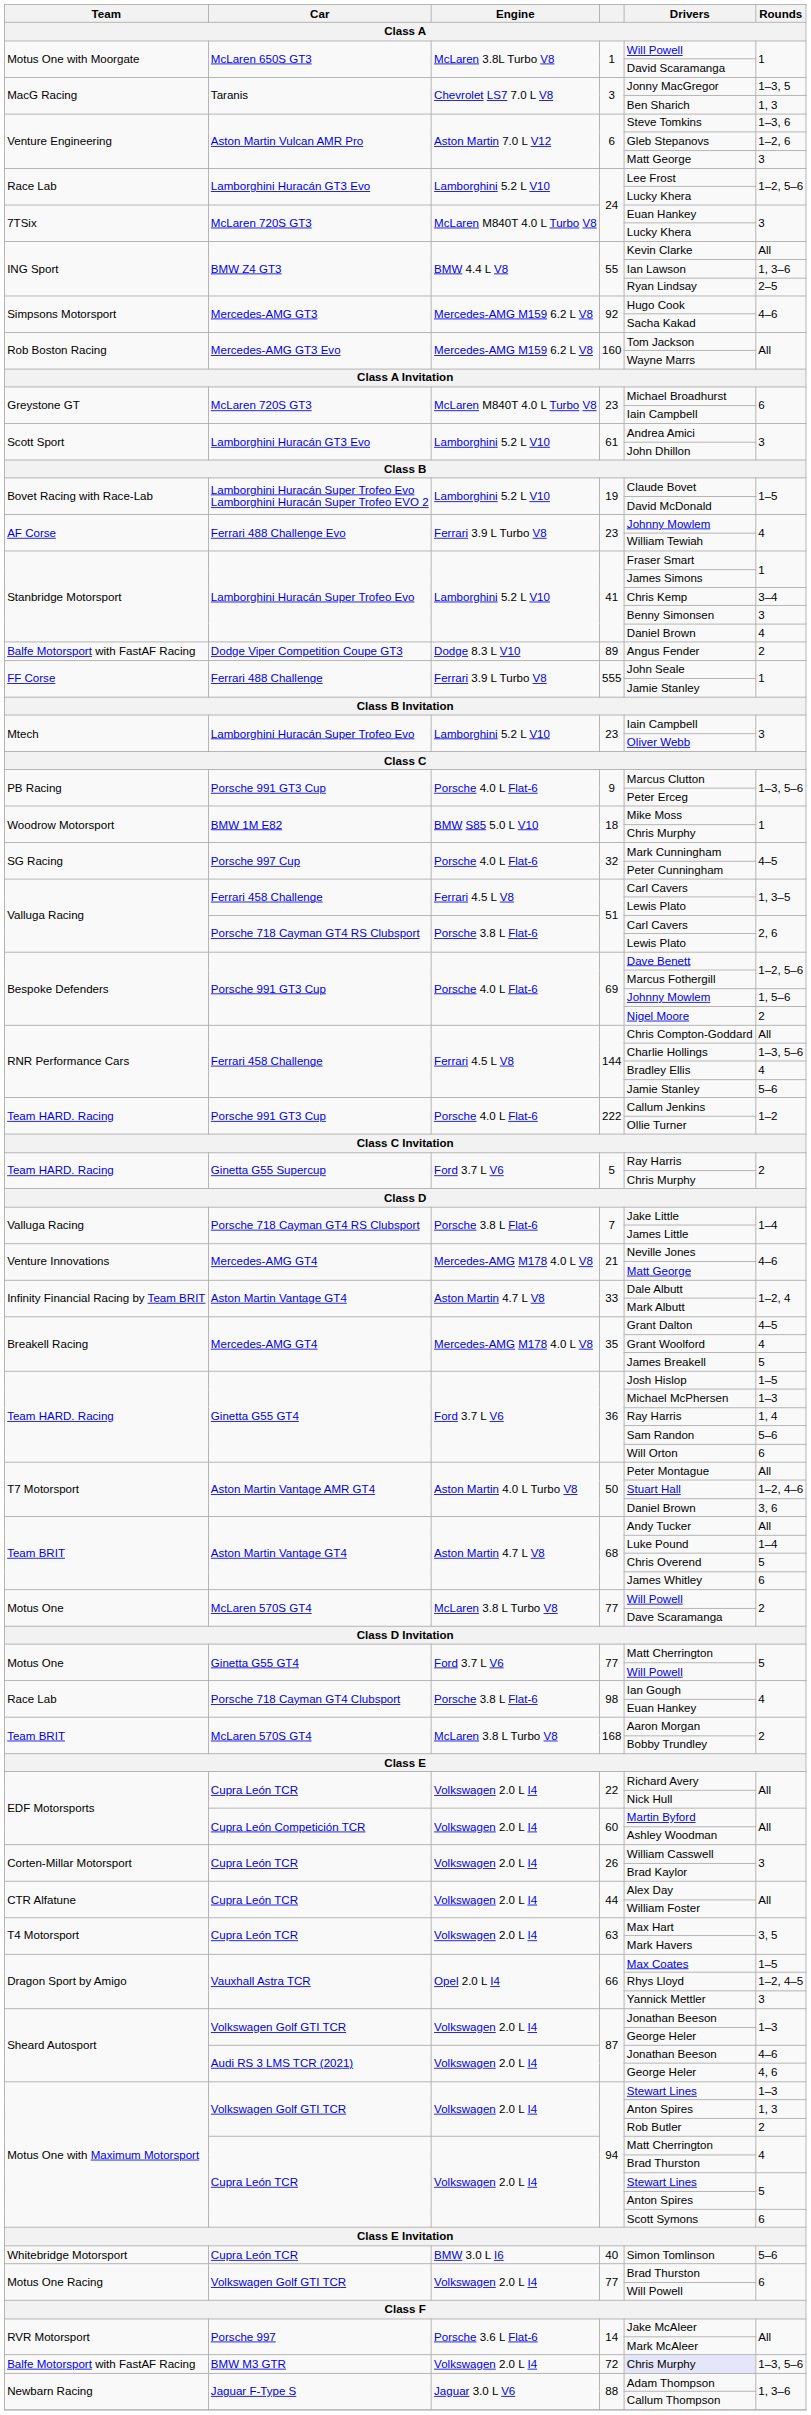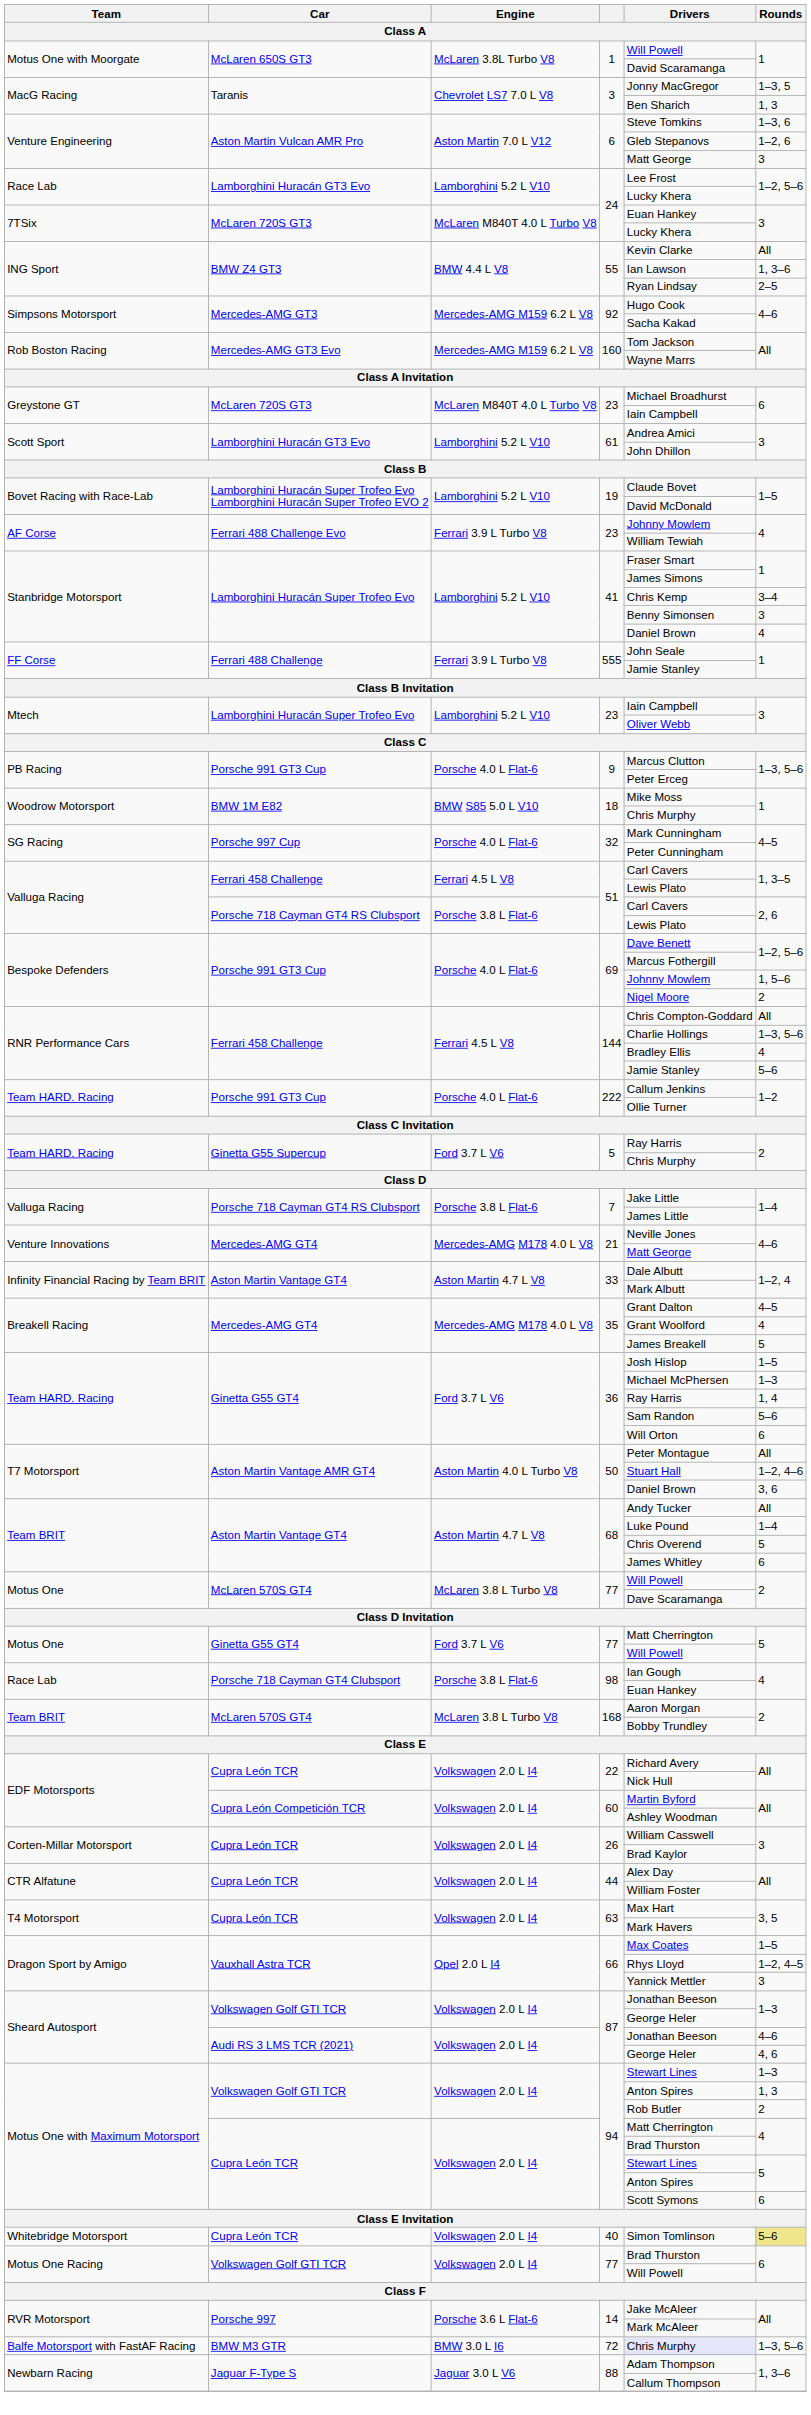- row: (307, 651)
(469, 2254) BMW 3.0 L I6 -> (486, 2236) Volkswagen 2.0 L I4
(768, 2254) no background -> (768, 2236) khaki background
(486, 2364) Volkswagen 2.0 L I4 -> (469, 2346) BMW 3.0 L I6
